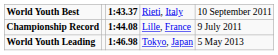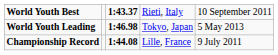rows swapped: (53, 27) <-> (51, 42)
